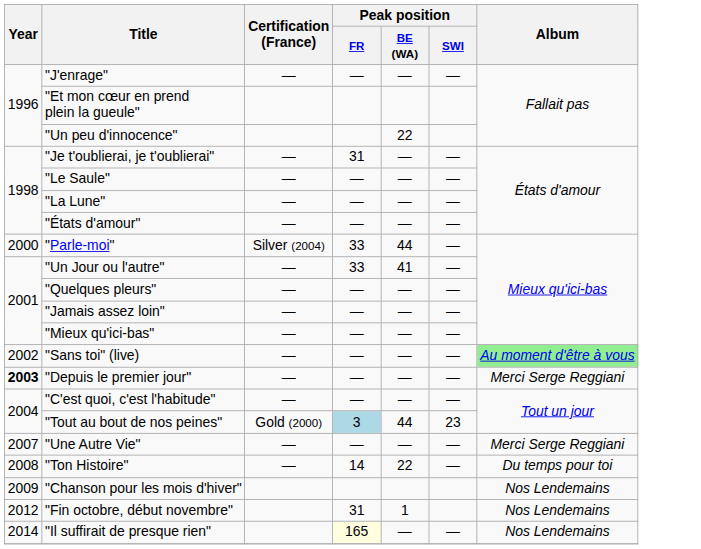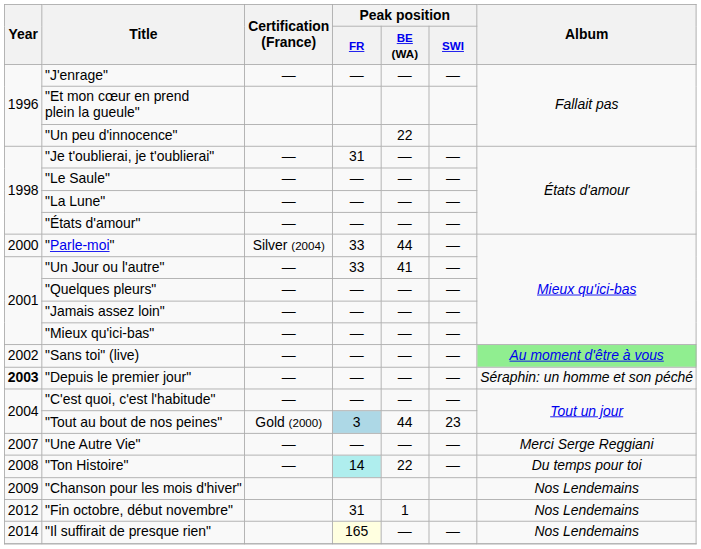(557, 378) Merci Serge Reggiani -> (587, 378) Séraphin: un homme et son péché
(357, 466) no background -> (357, 466) paleturquoise background
